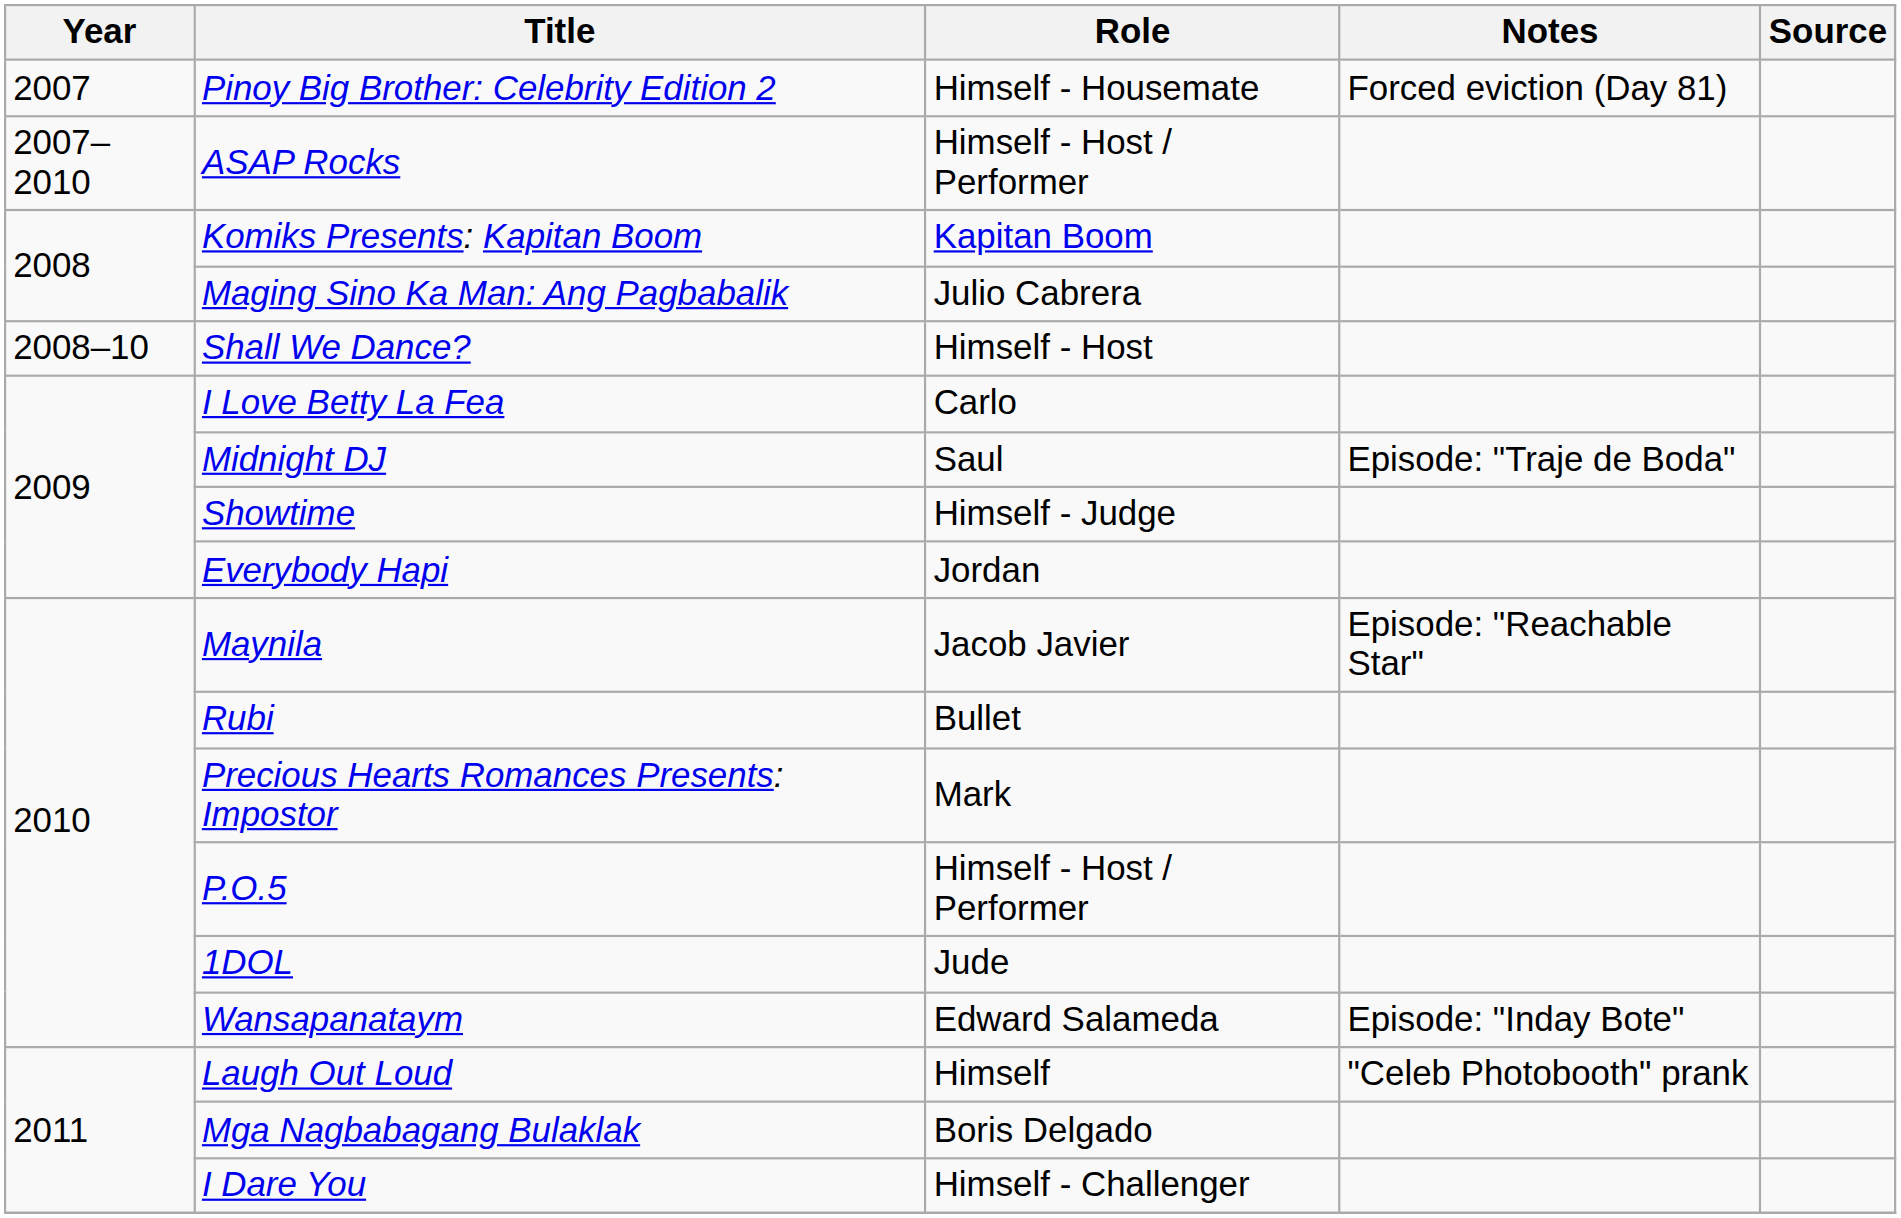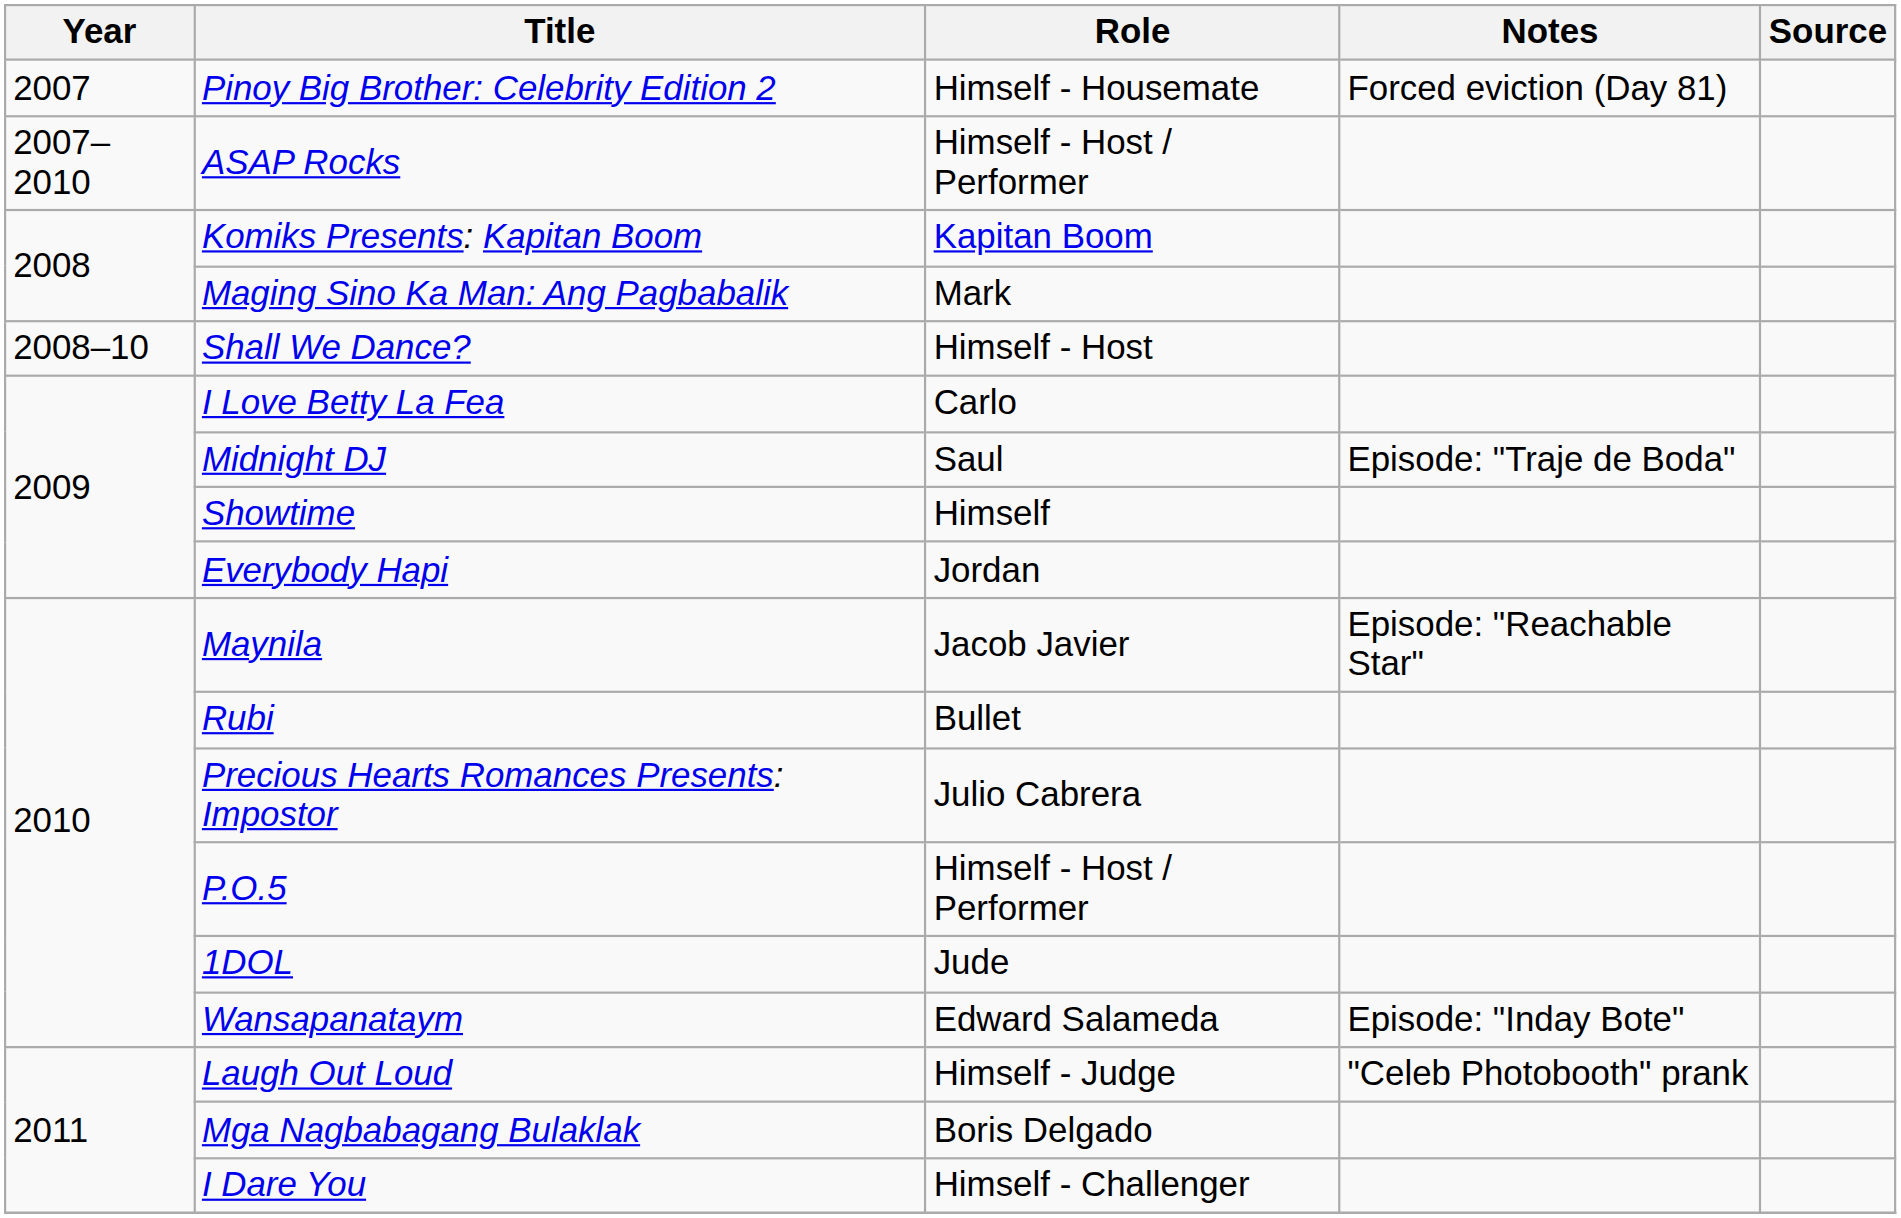(1037, 292) Julio Cabrera -> (972, 292) Mark
(1055, 513) Himself - Judge -> (992, 513) Himself
(972, 794) Mark -> (1037, 794) Julio Cabrera
(992, 1074) Himself -> (1055, 1074) Himself - Judge
